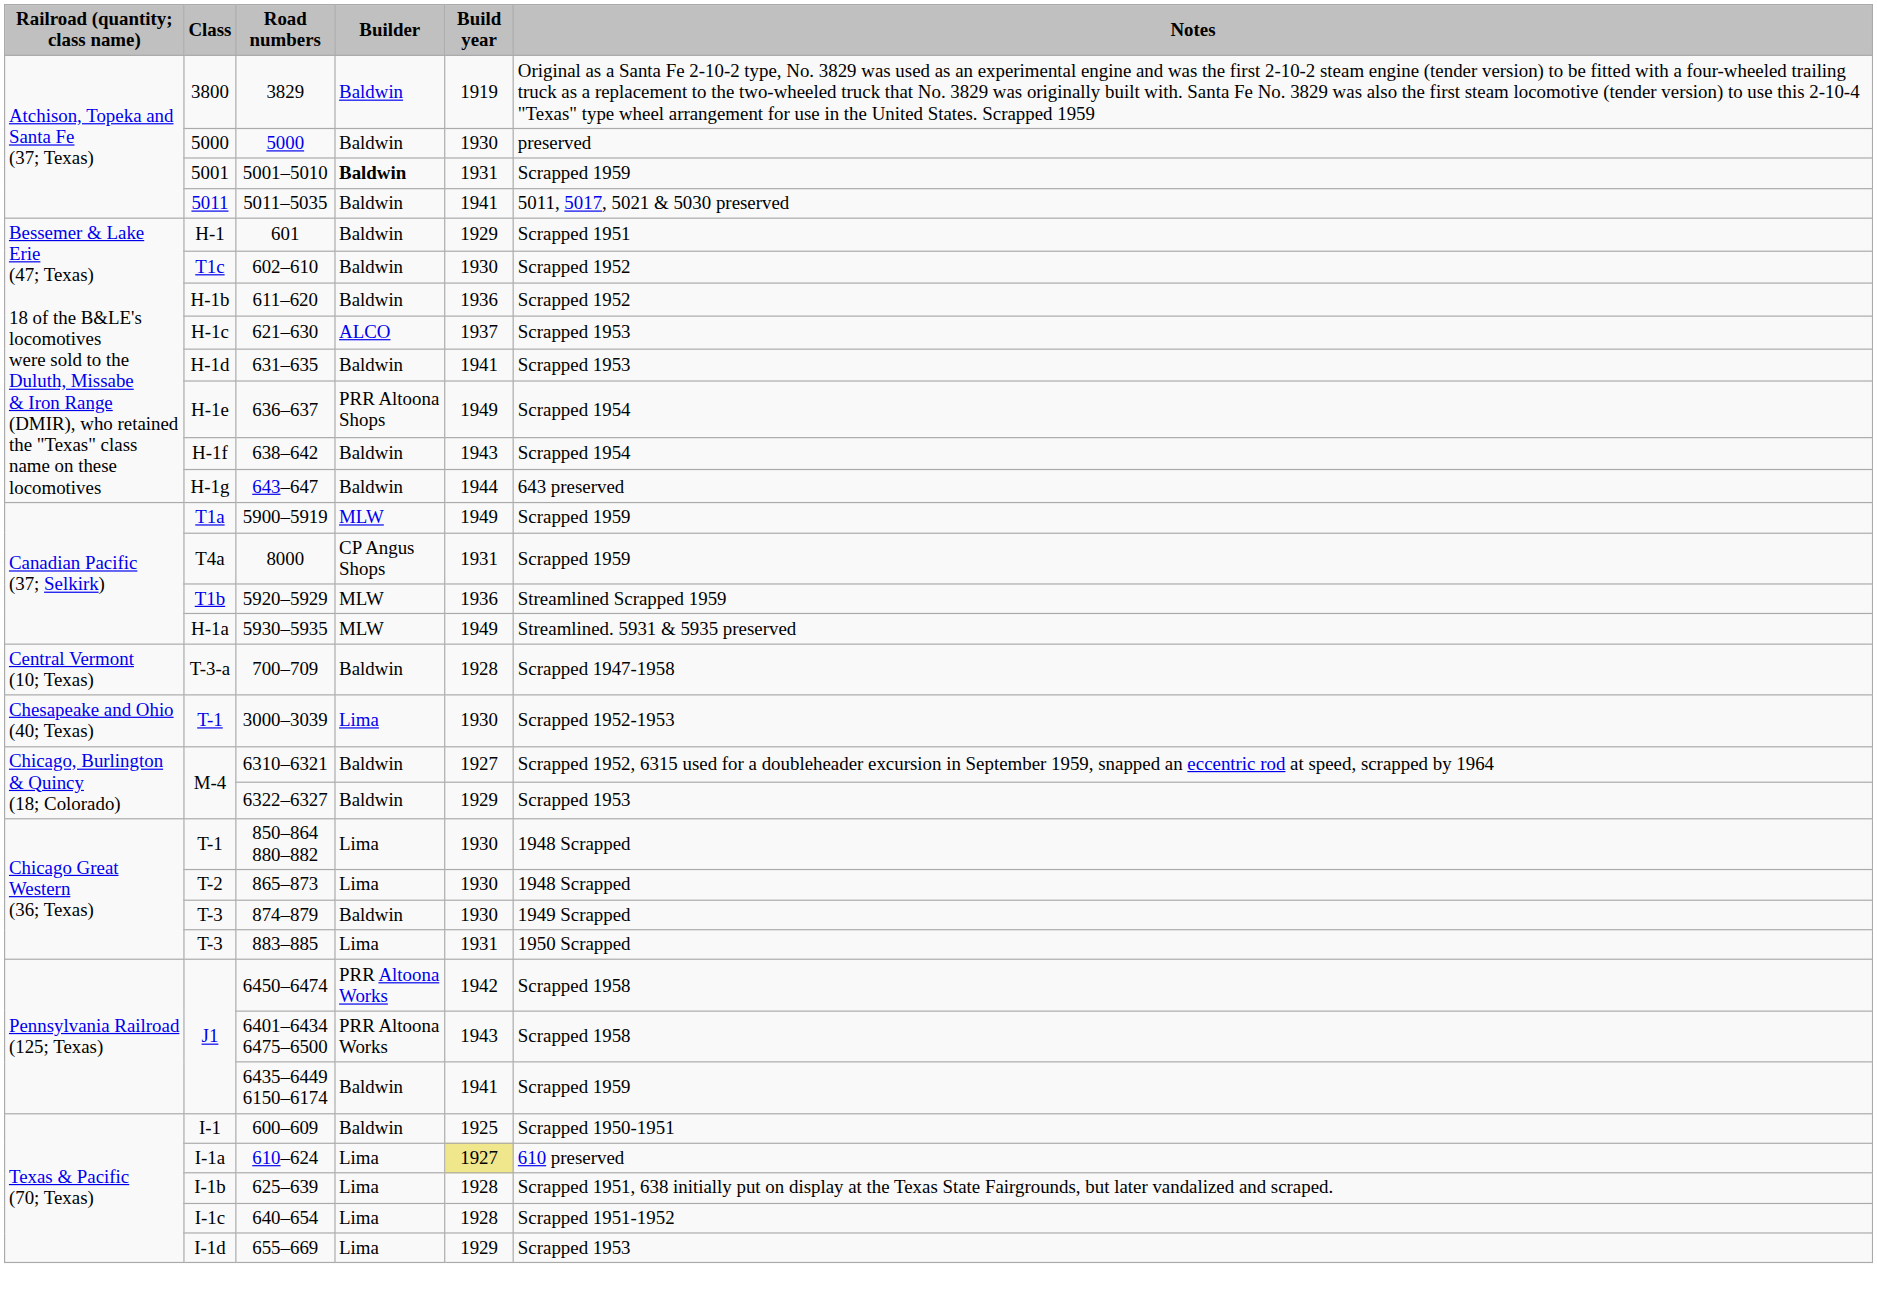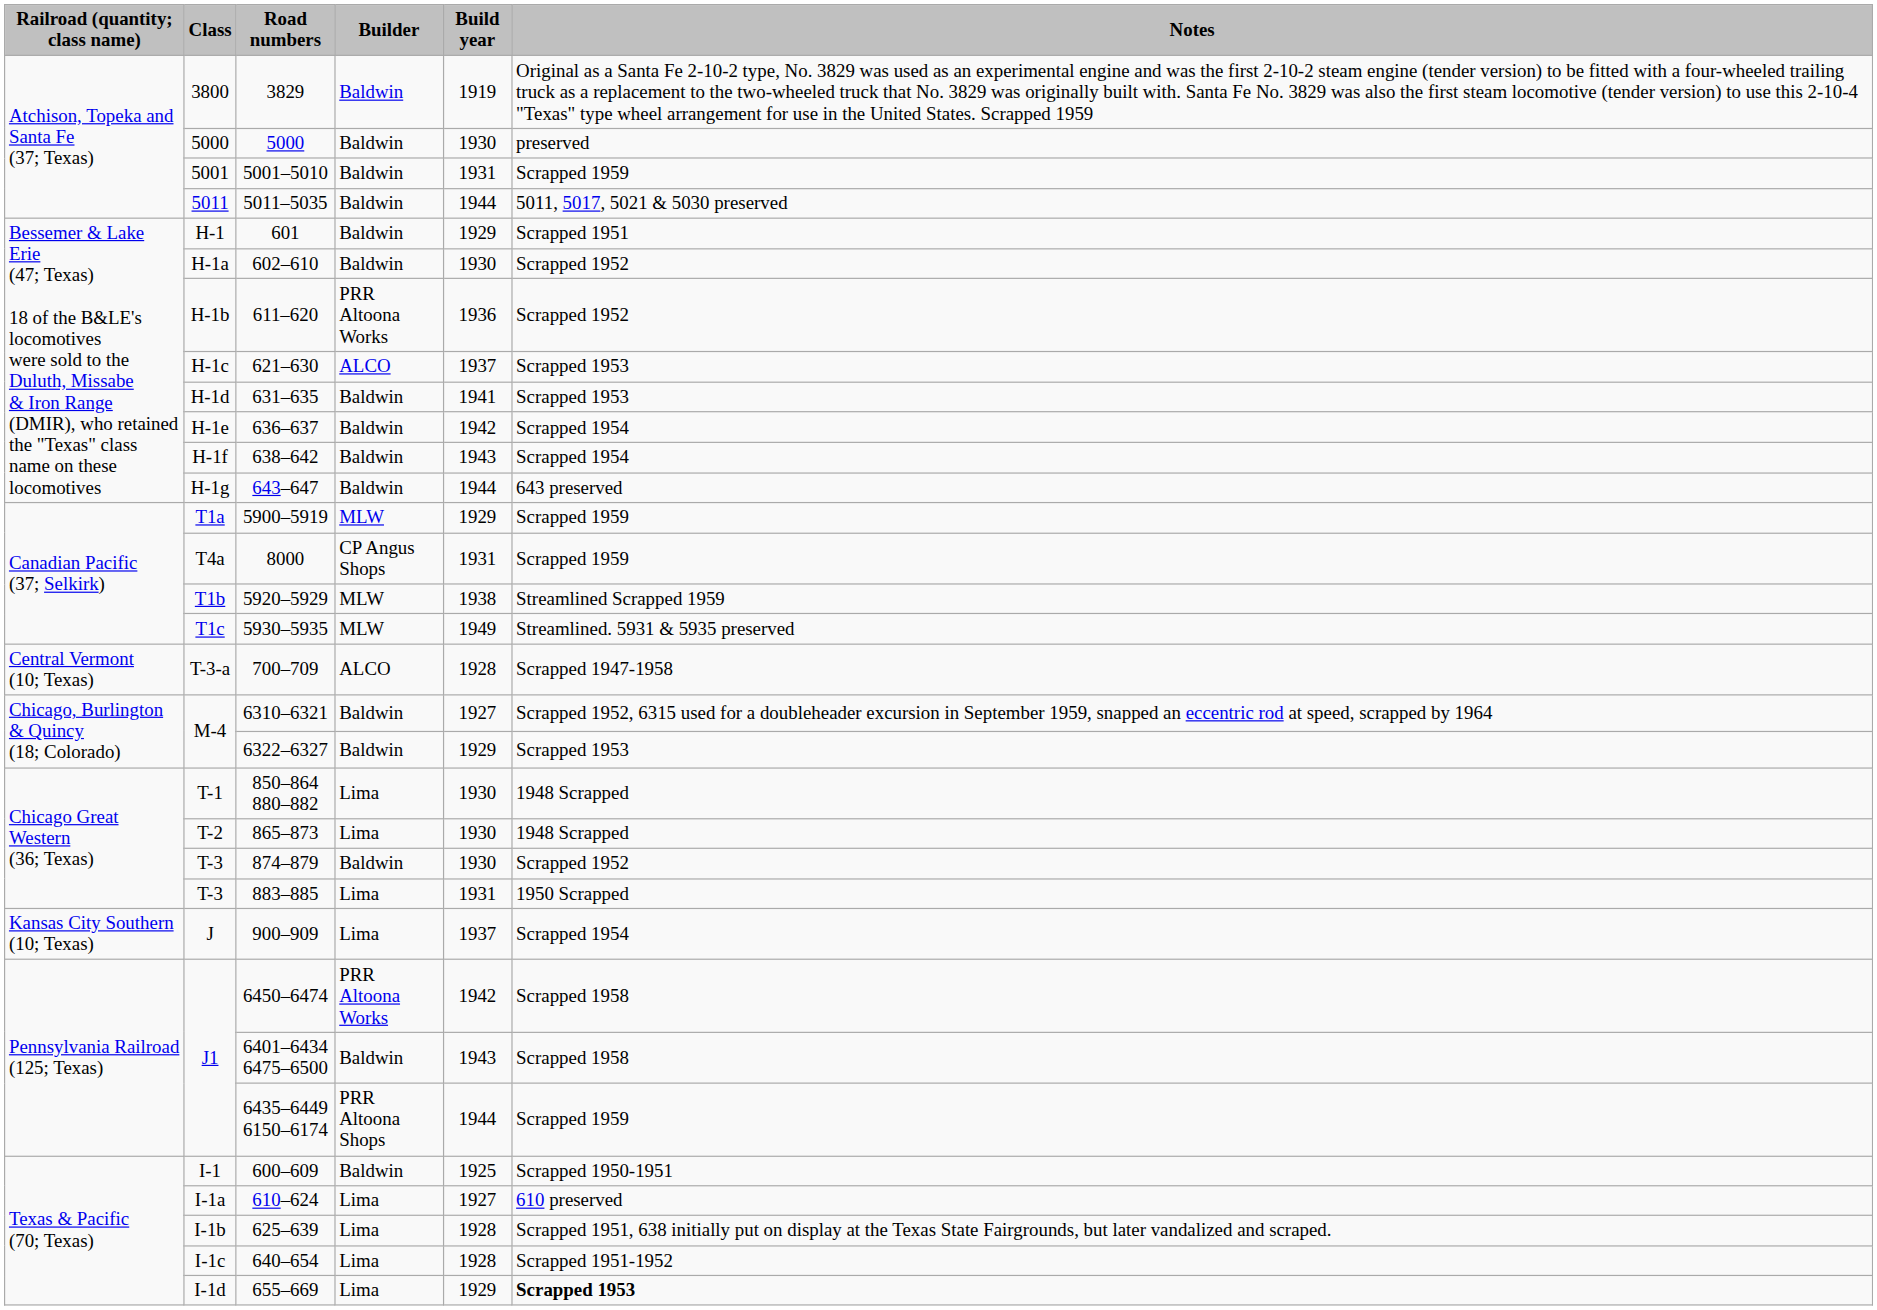(373, 173) bold -> (371, 173) normal
(479, 202) 1941 -> (477, 202) 1944
(210, 266) T1c -> (210, 263) H-1a
(371, 299) Baldwin -> (370, 314) PRR Altoona Works
(389, 409) PRR Altoona Shops -> (371, 427) Baldwin
(479, 409) 1949 -> (477, 427) 1942
(479, 517) 1949 -> (477, 517) 1929
(479, 598) 1936 -> (477, 598) 1938
(210, 628) H-1a -> (210, 628) T1c
(371, 669) Baldwin -> (365, 669) ALCO
- row: (285, 720)
(574, 914) 1949 Scrapped -> (572, 863) Scrapped 1952
+ row: (285, 933)
(389, 1036) PRR Altoona Works -> (371, 1057) Baldwin
(371, 1087) Baldwin -> (370, 1119) PRR Altoona Shops
(479, 1087) 1941 -> (477, 1119) 1944
(479, 1158) khaki background -> (477, 1200) no background
(574, 1247) normal -> (576, 1290) bold
